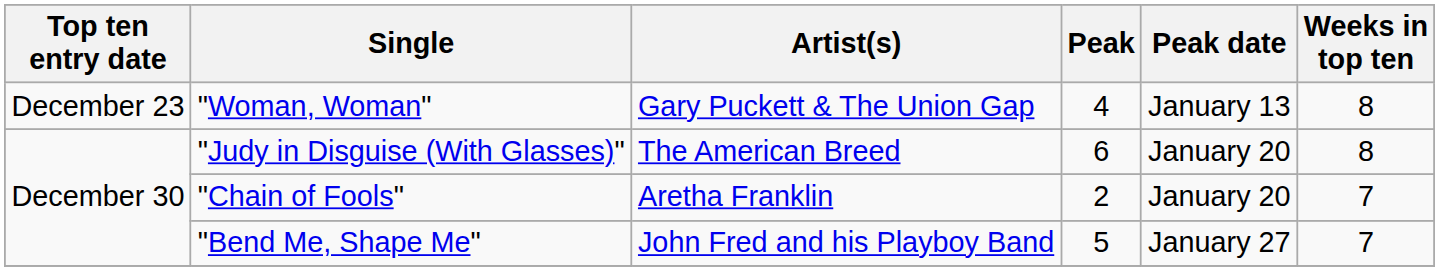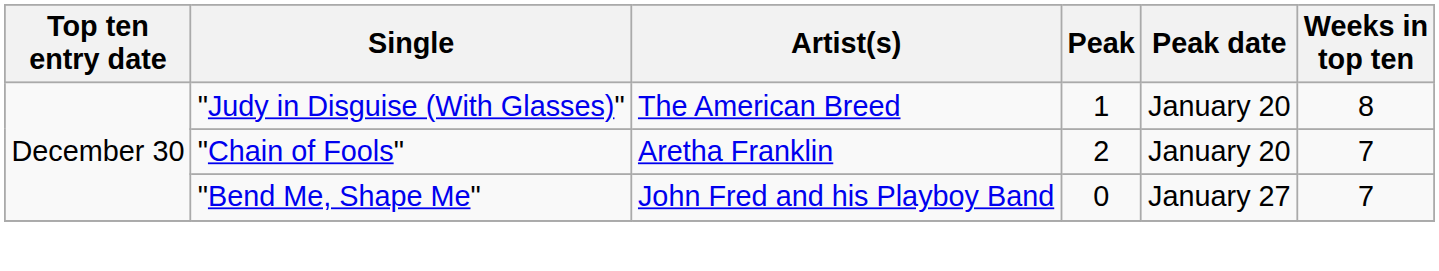- row: (315, 105)
(1101, 151) 6 -> (1101, 105) 1
(1101, 242) 5 -> (1101, 196) 0
